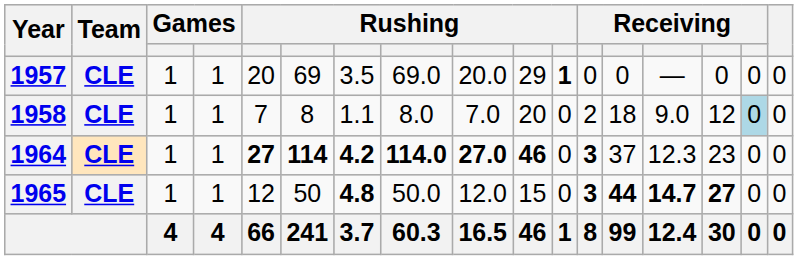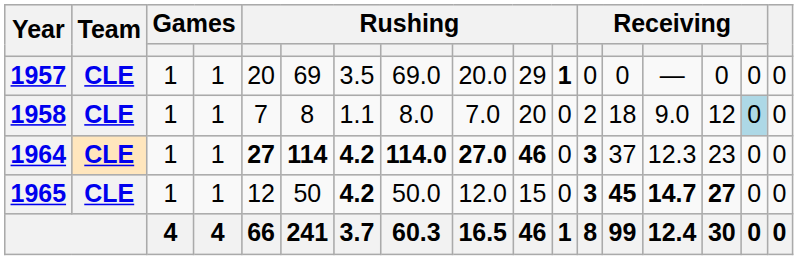(357, 194) 4.8 -> (357, 194) 4.2
(622, 194) 44 -> (622, 194) 45
